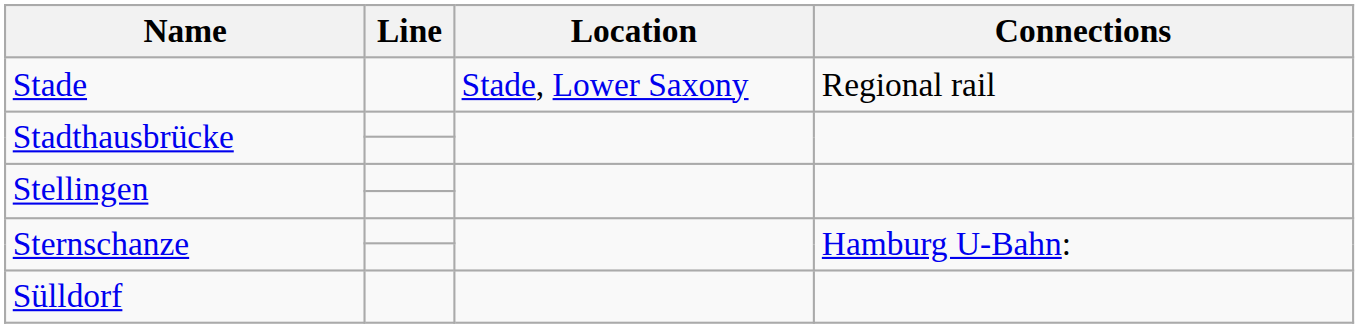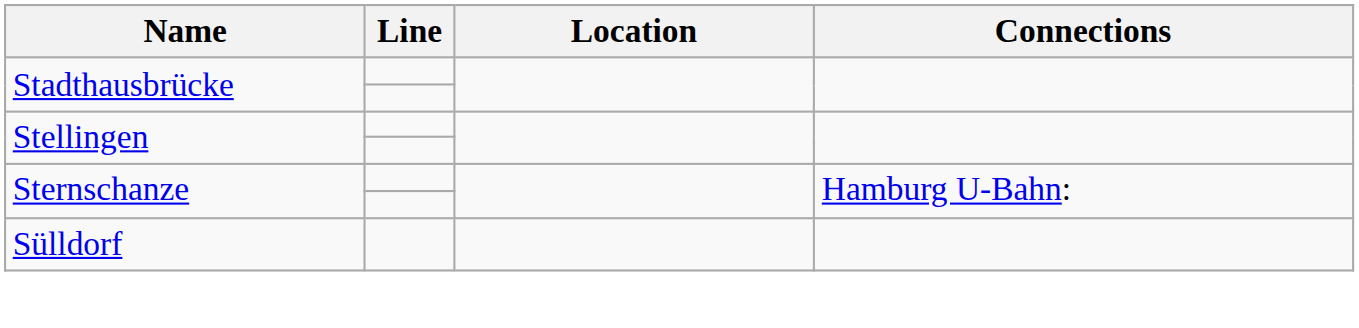- row: (50, 84)
